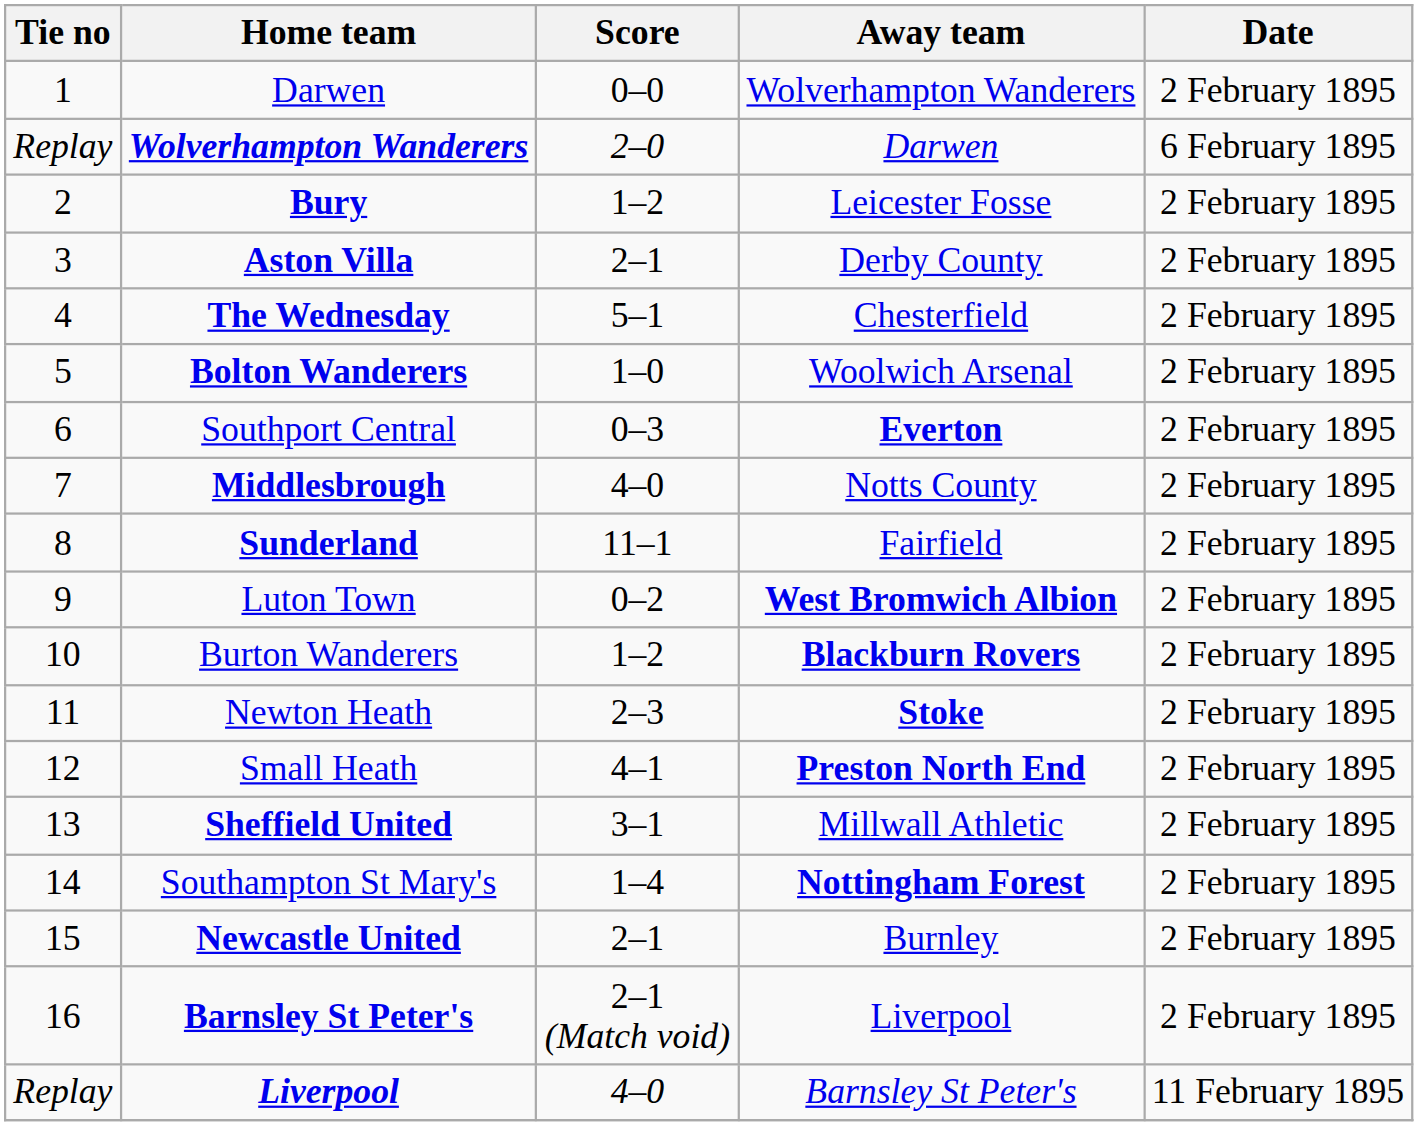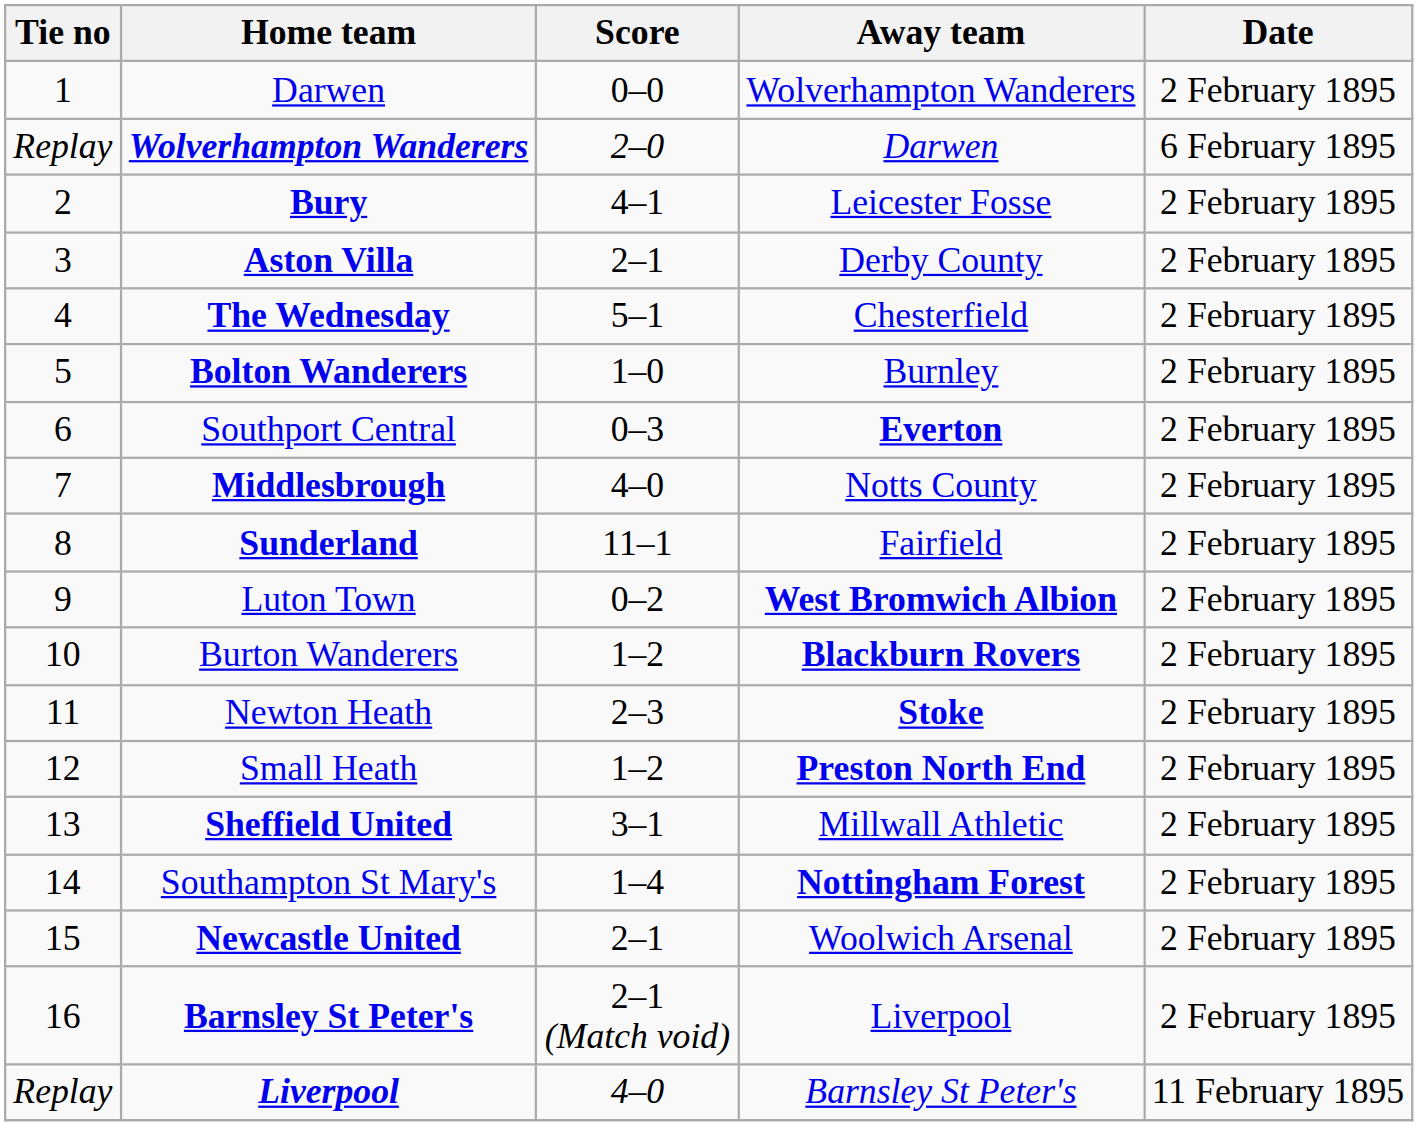(637, 202) 1–2 -> (637, 202) 4–1
(941, 372) Woolwich Arsenal -> (941, 372) Burnley
(637, 768) 4–1 -> (637, 768) 1–2
(941, 938) Burnley -> (941, 938) Woolwich Arsenal
